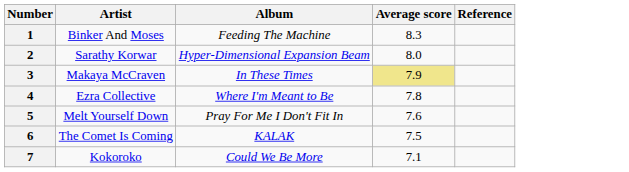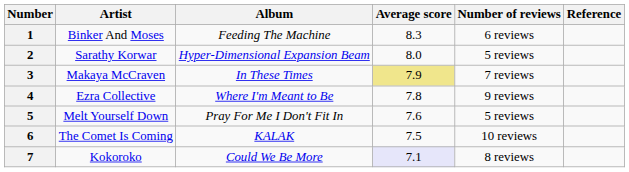+ column: (509, 14)
(414, 156) no background -> (414, 156) lavender background
